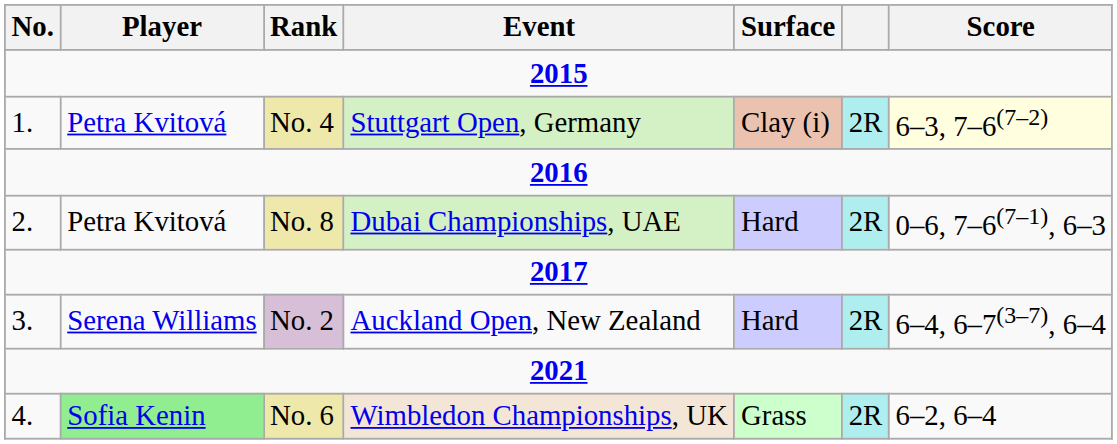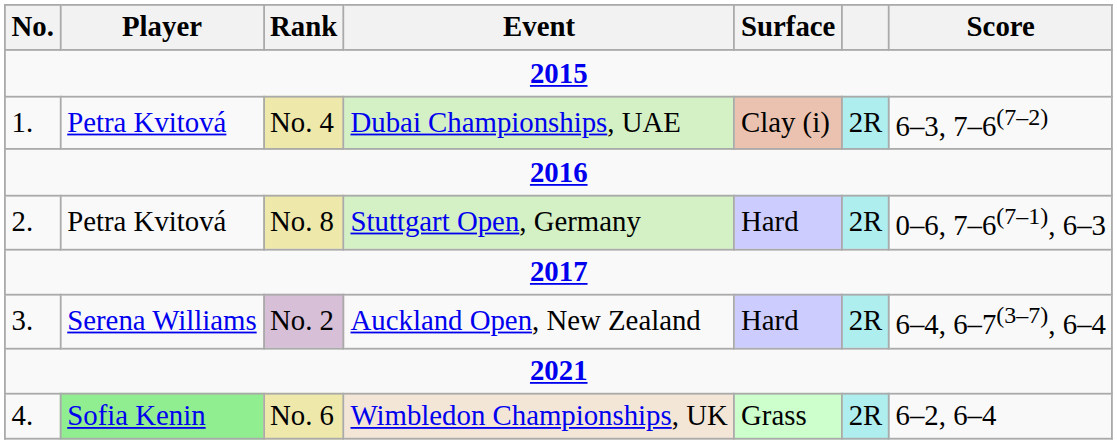(496, 122) Stuttgart Open, Germany -> (516, 122) Dubai Championships, UAE
(972, 122) lightyellow background -> (972, 122) no background
(516, 221) Dubai Championships, UAE -> (496, 221) Stuttgart Open, Germany
